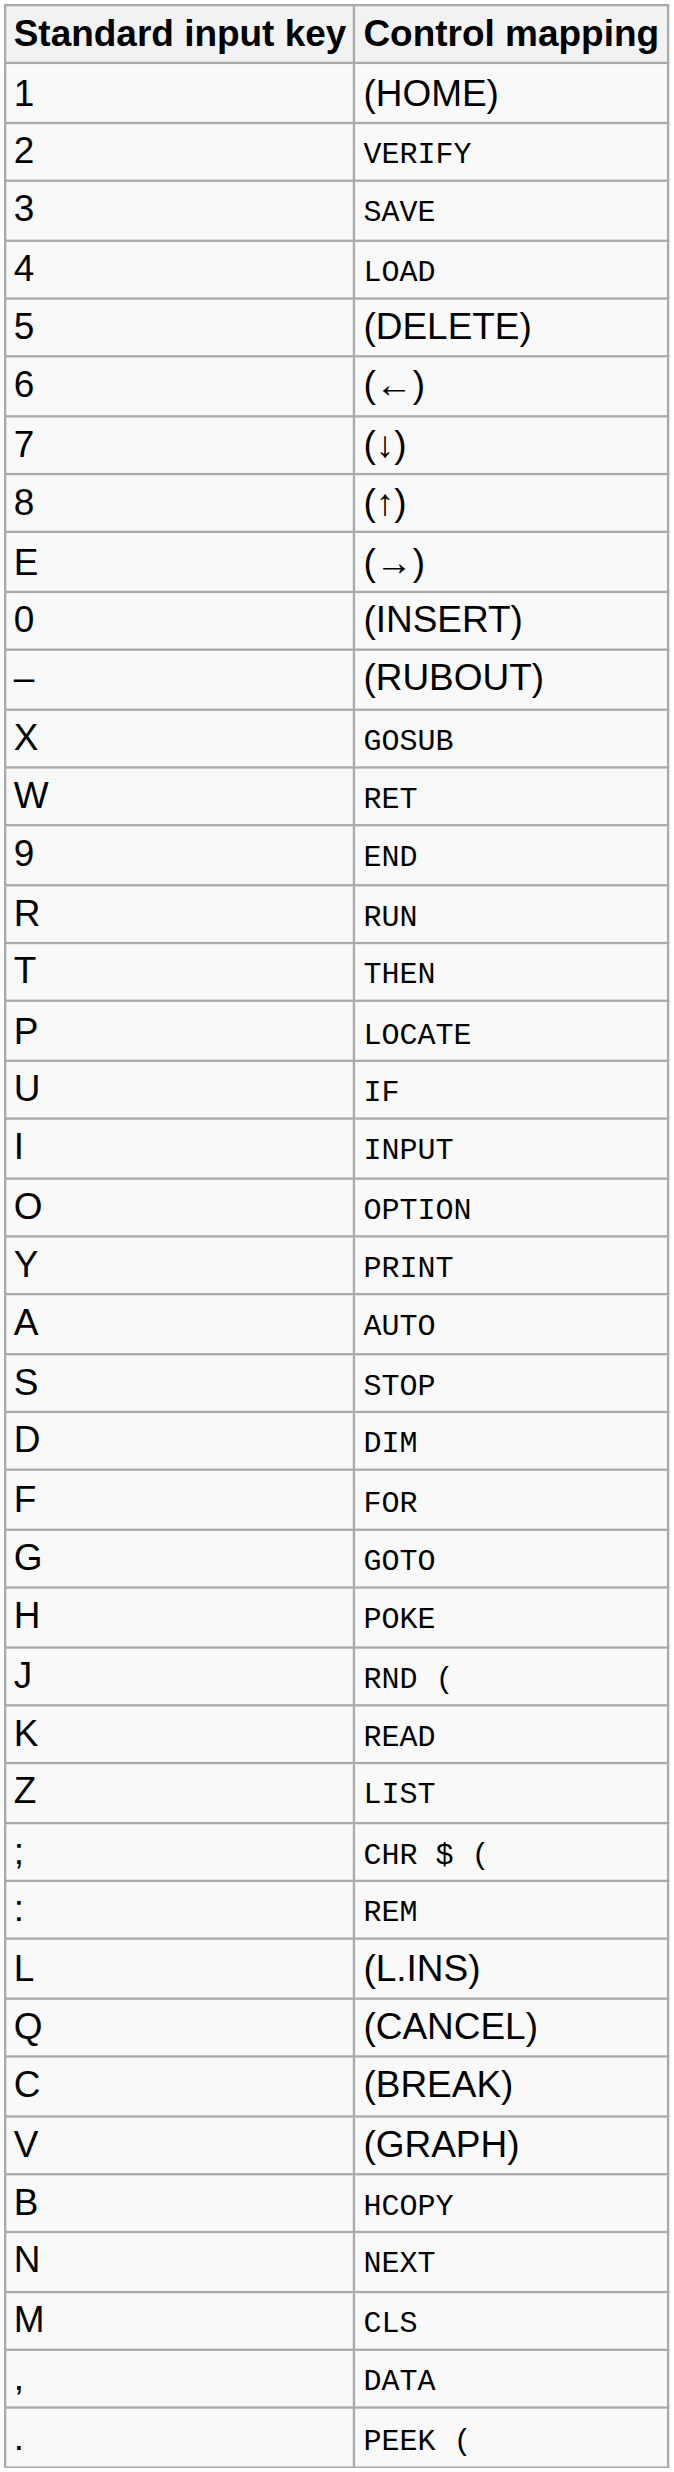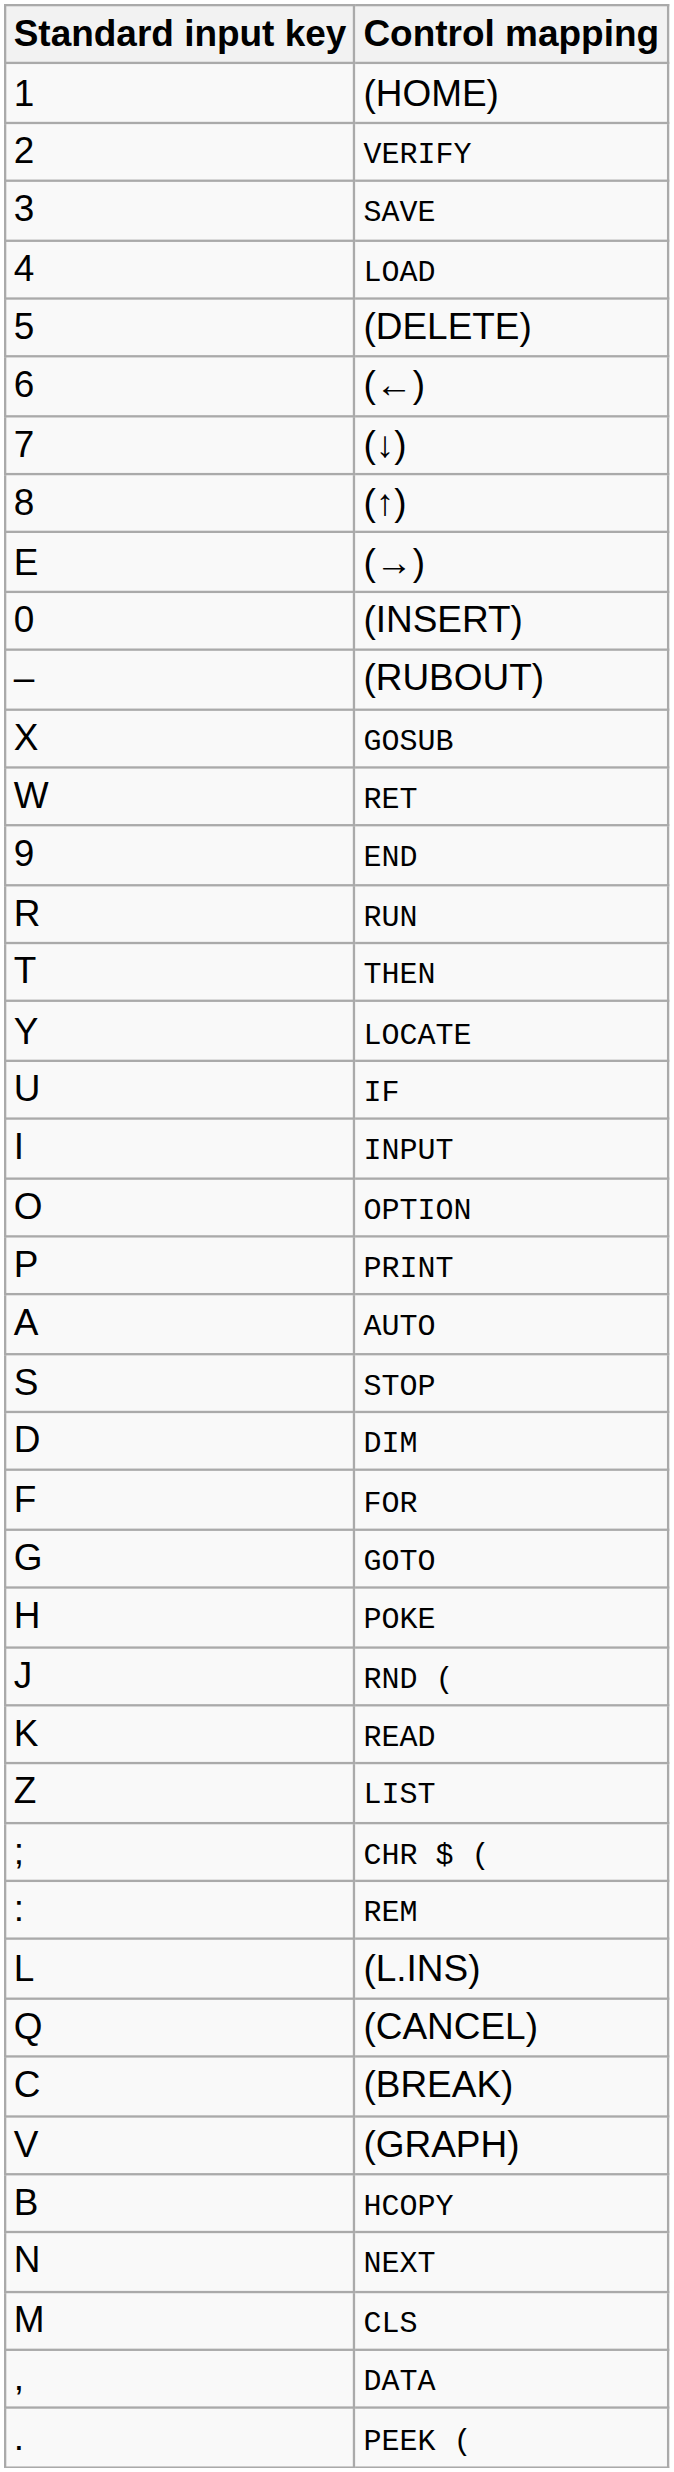(26, 1030) P -> (26, 1030) Y
(26, 1264) Y -> (26, 1264) P
